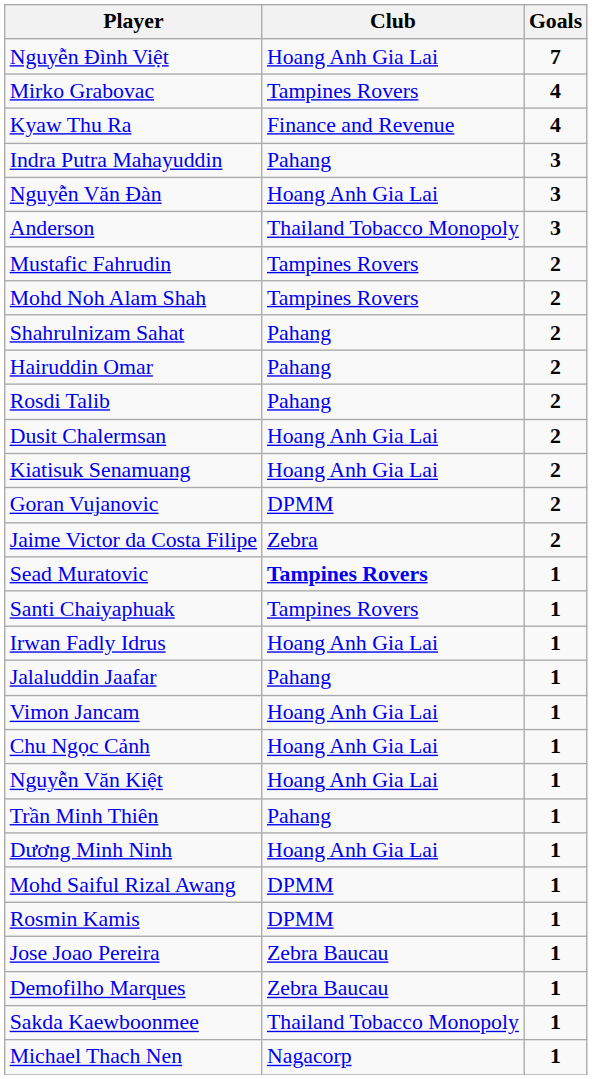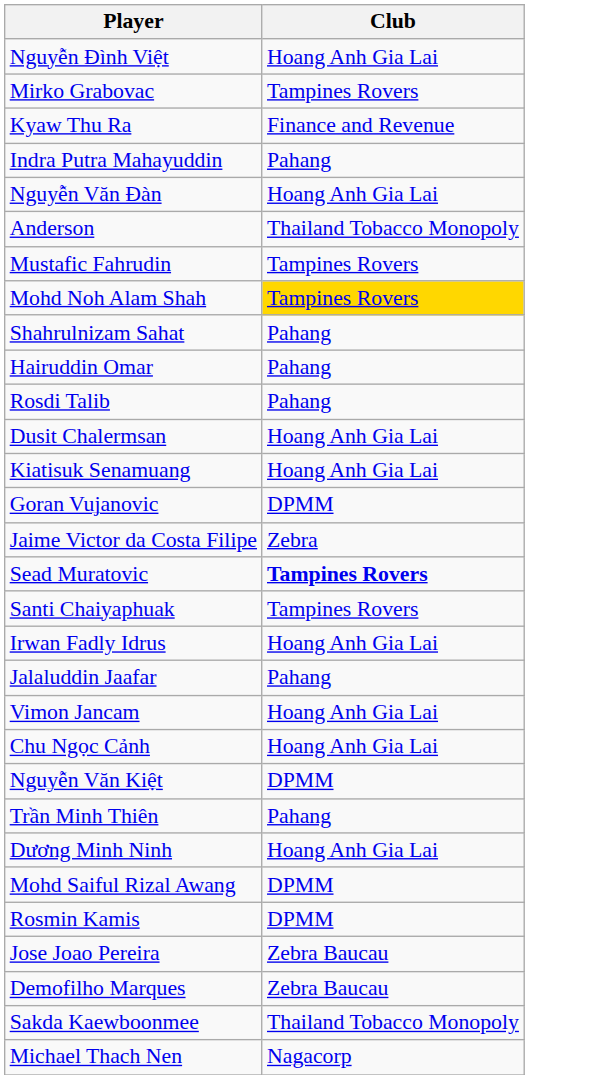- column: (556, 21)
(343, 297) no background -> (343, 297) gold background
(353, 780) Hoang Anh Gia Lai -> (300, 780) DPMM
